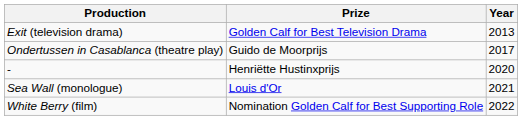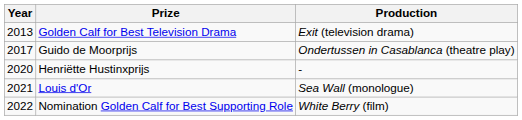columns swapped: (502, 13) <-> (115, 13)
